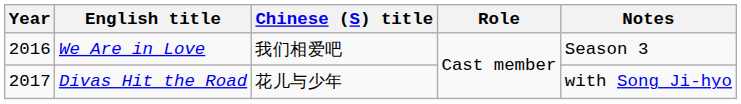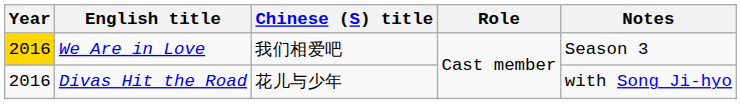(30, 49) no background -> (30, 49) gold background
(30, 82) 2017 -> (30, 82) 2016
